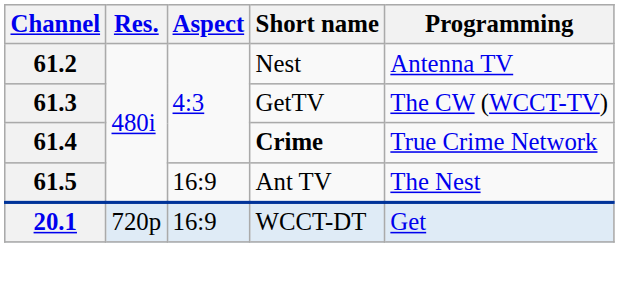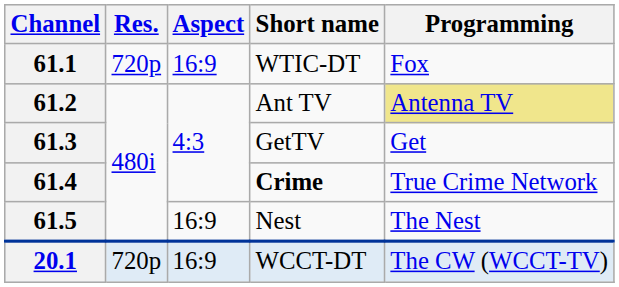+ row: (55, 63)
(278, 63) Nest -> (294, 102) Ant TV
(452, 63) no background -> (452, 102) khaki background
(499, 102) The CW (WCCT-TV) -> (408, 142) Get
(294, 181) Ant TV -> (278, 220) Nest
(408, 222) Get -> (499, 261) The CW (WCCT-TV)
